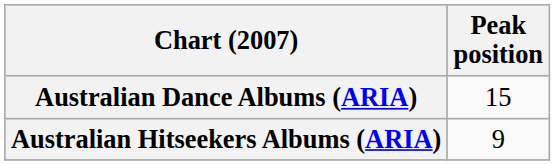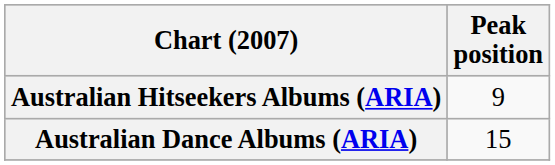rows swapped: (226, 97) <-> (226, 138)
